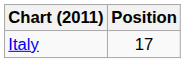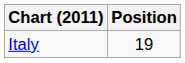(144, 44) 17 -> (144, 44) 19
